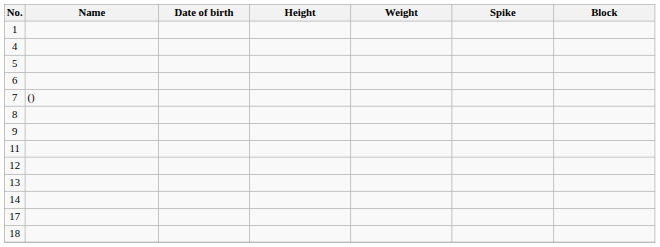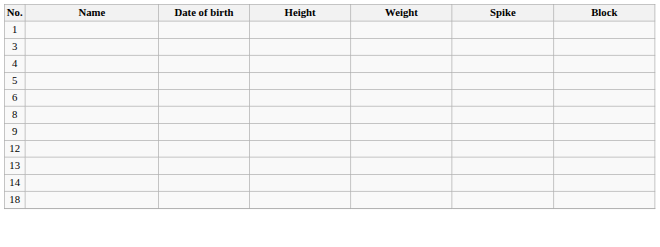+ row: (15, 47)
- row: (15, 98)
- row: (15, 149)
- row: (15, 217)
